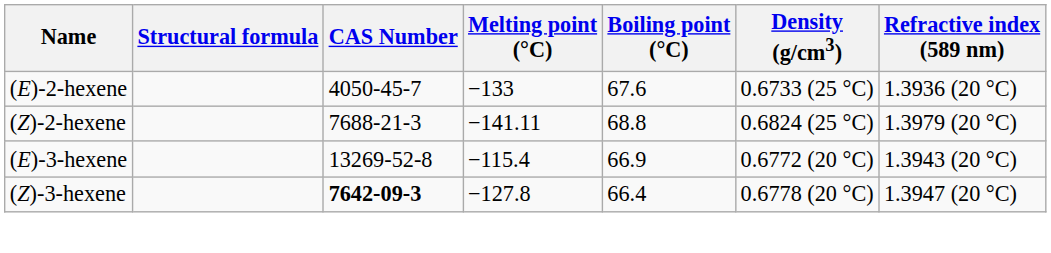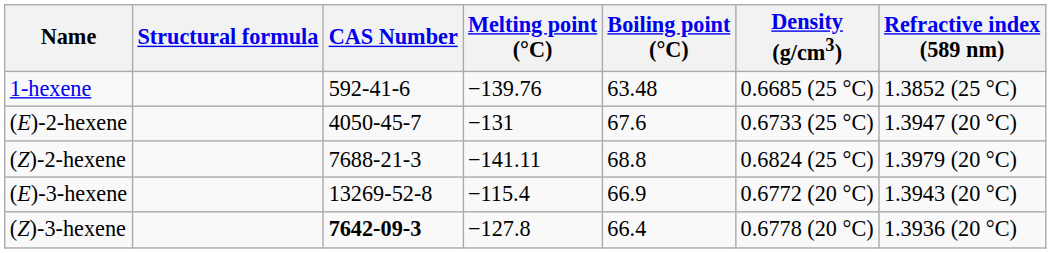+ row: (51, 88)
(491, 88) −133 -> (491, 123) −131
(950, 88) 1.3936 (20 °C) -> (950, 123) 1.3947 (20 °C)
(950, 194) 1.3947 (20 °C) -> (950, 229) 1.3936 (20 °C)
